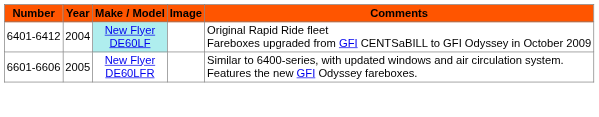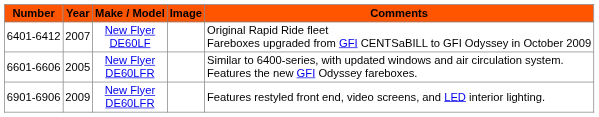(78, 37) 2004 -> (78, 37) 2007
(130, 37) paleturquoise background -> (130, 37) no background
+ row: (34, 97)
